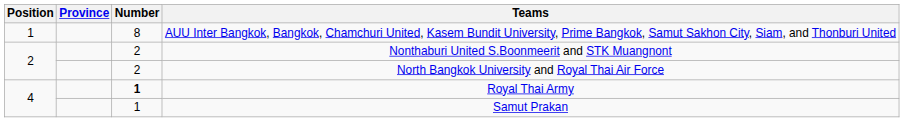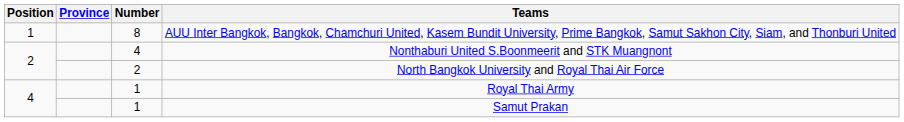(137, 51) 2 -> (137, 51) 4
(137, 88) bold -> (137, 88) normal
